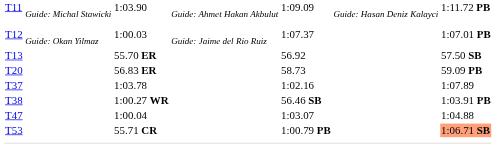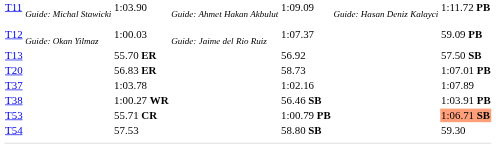(466, 34) 1:07.01 PB -> (462, 34) 59.09 PB
(462, 70) 59.09 PB -> (466, 70) 1:07.01 PB
- row: (14, 115)
+ row: (14, 130)
